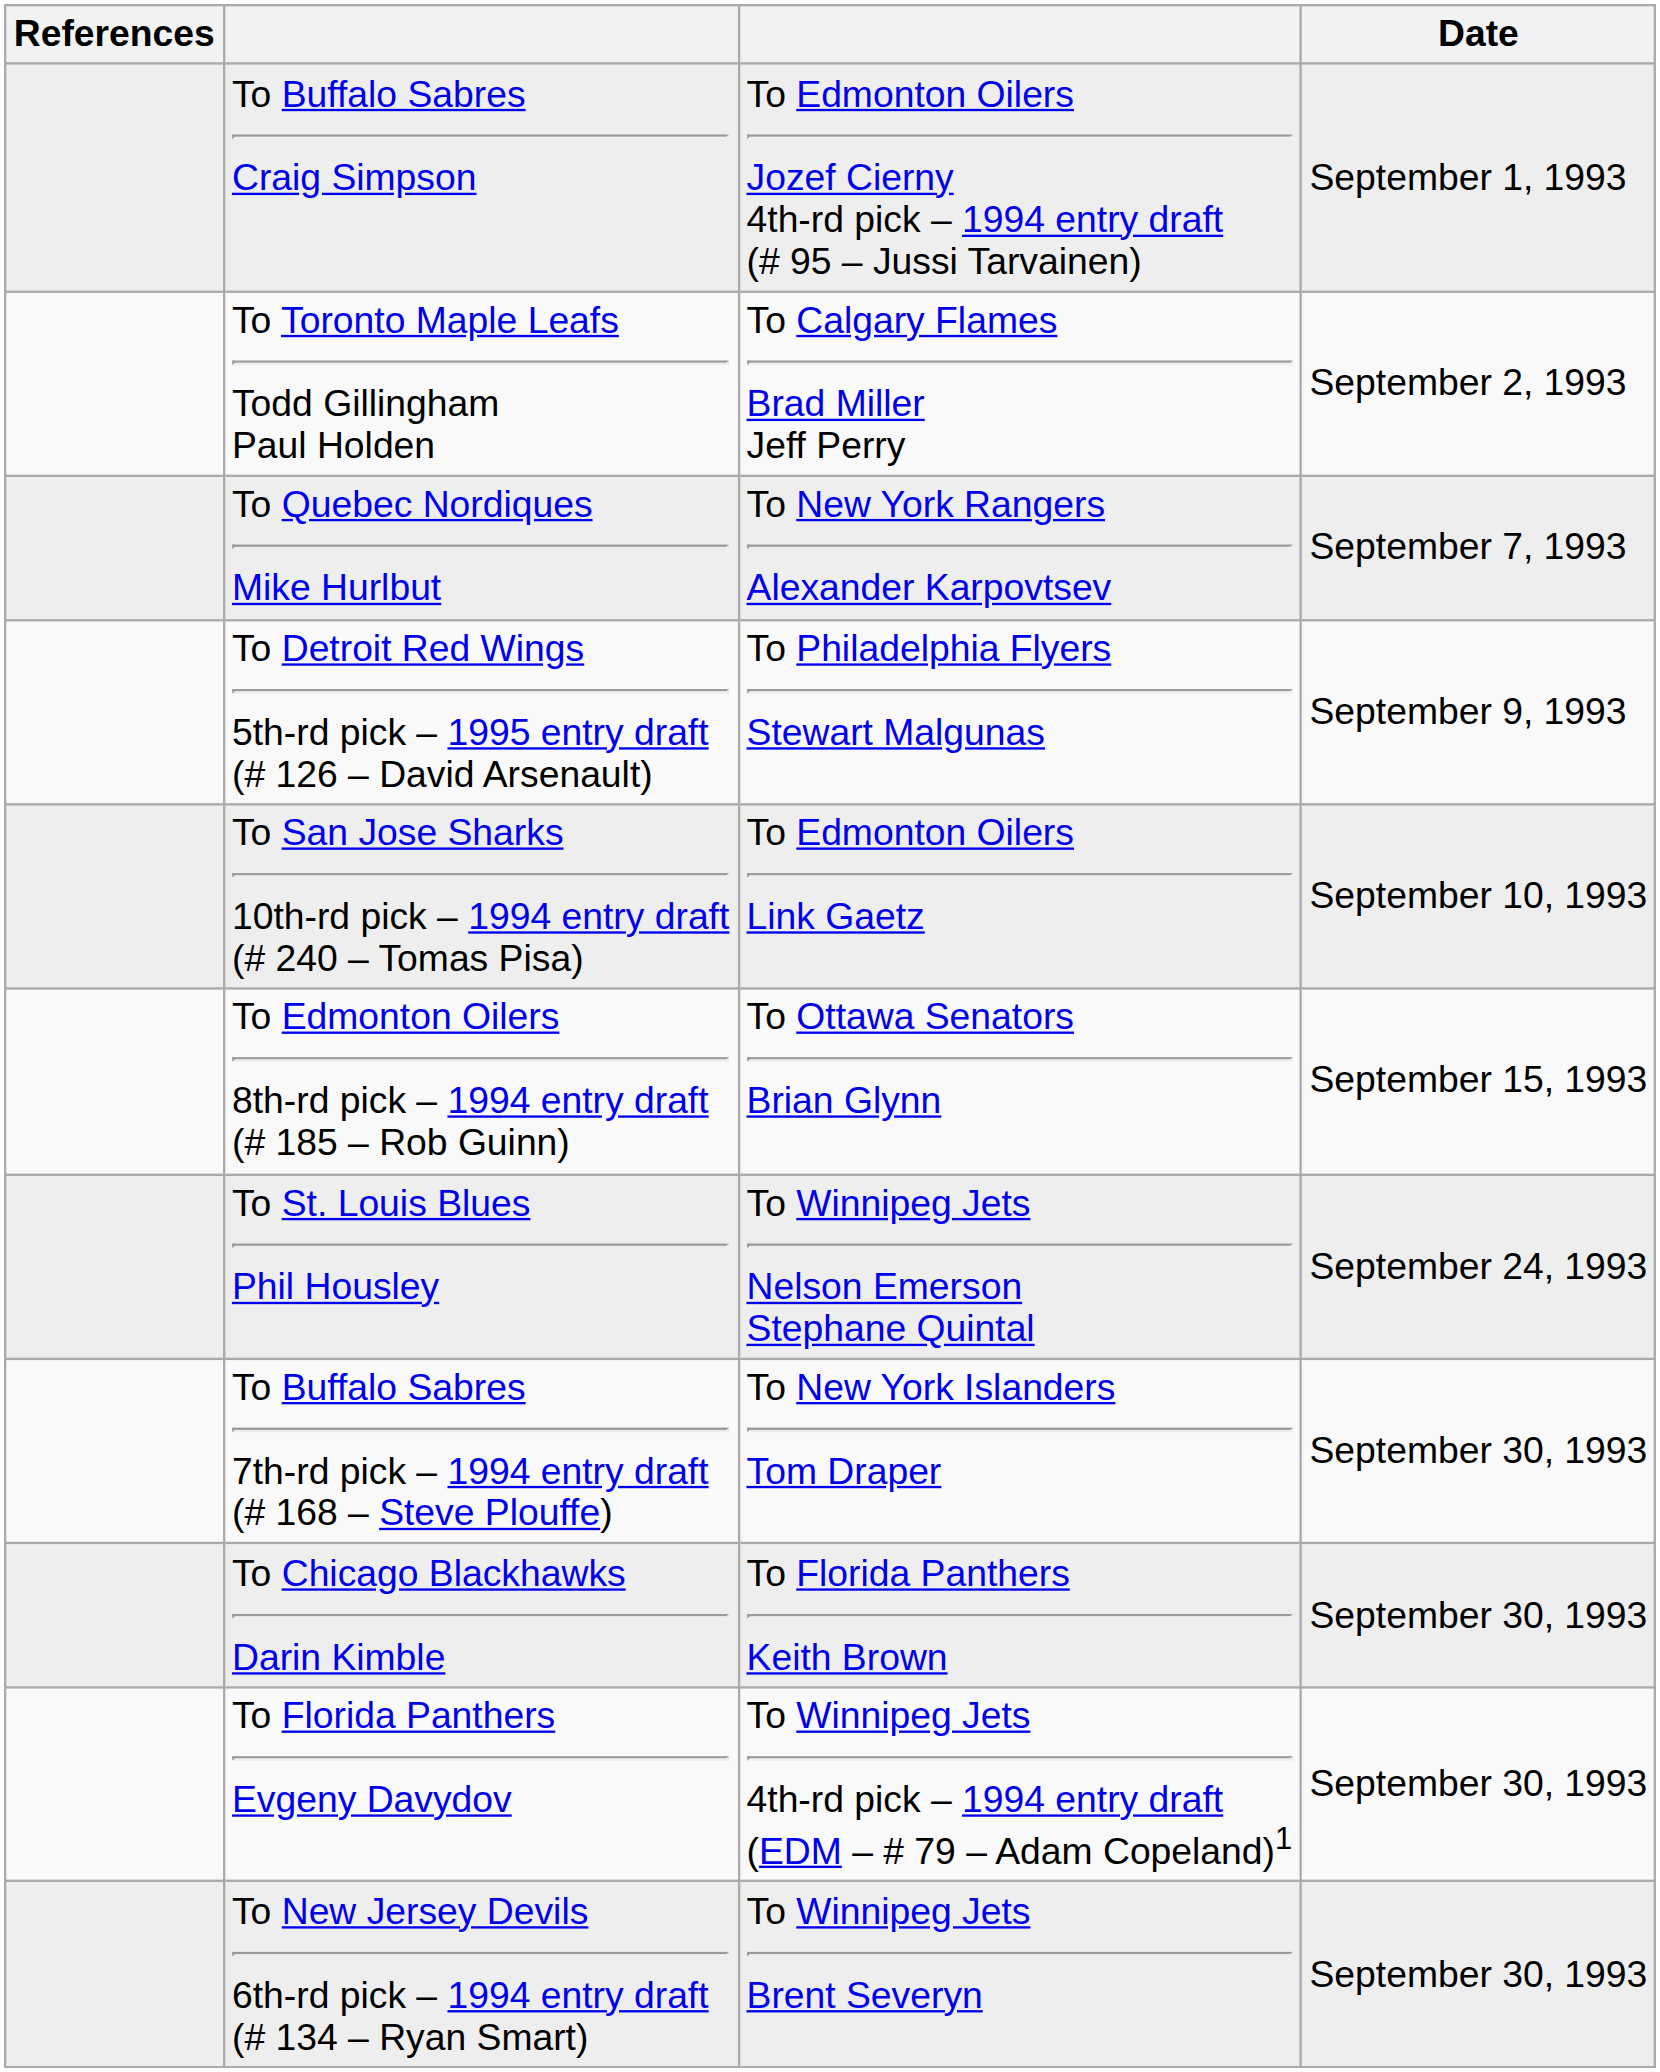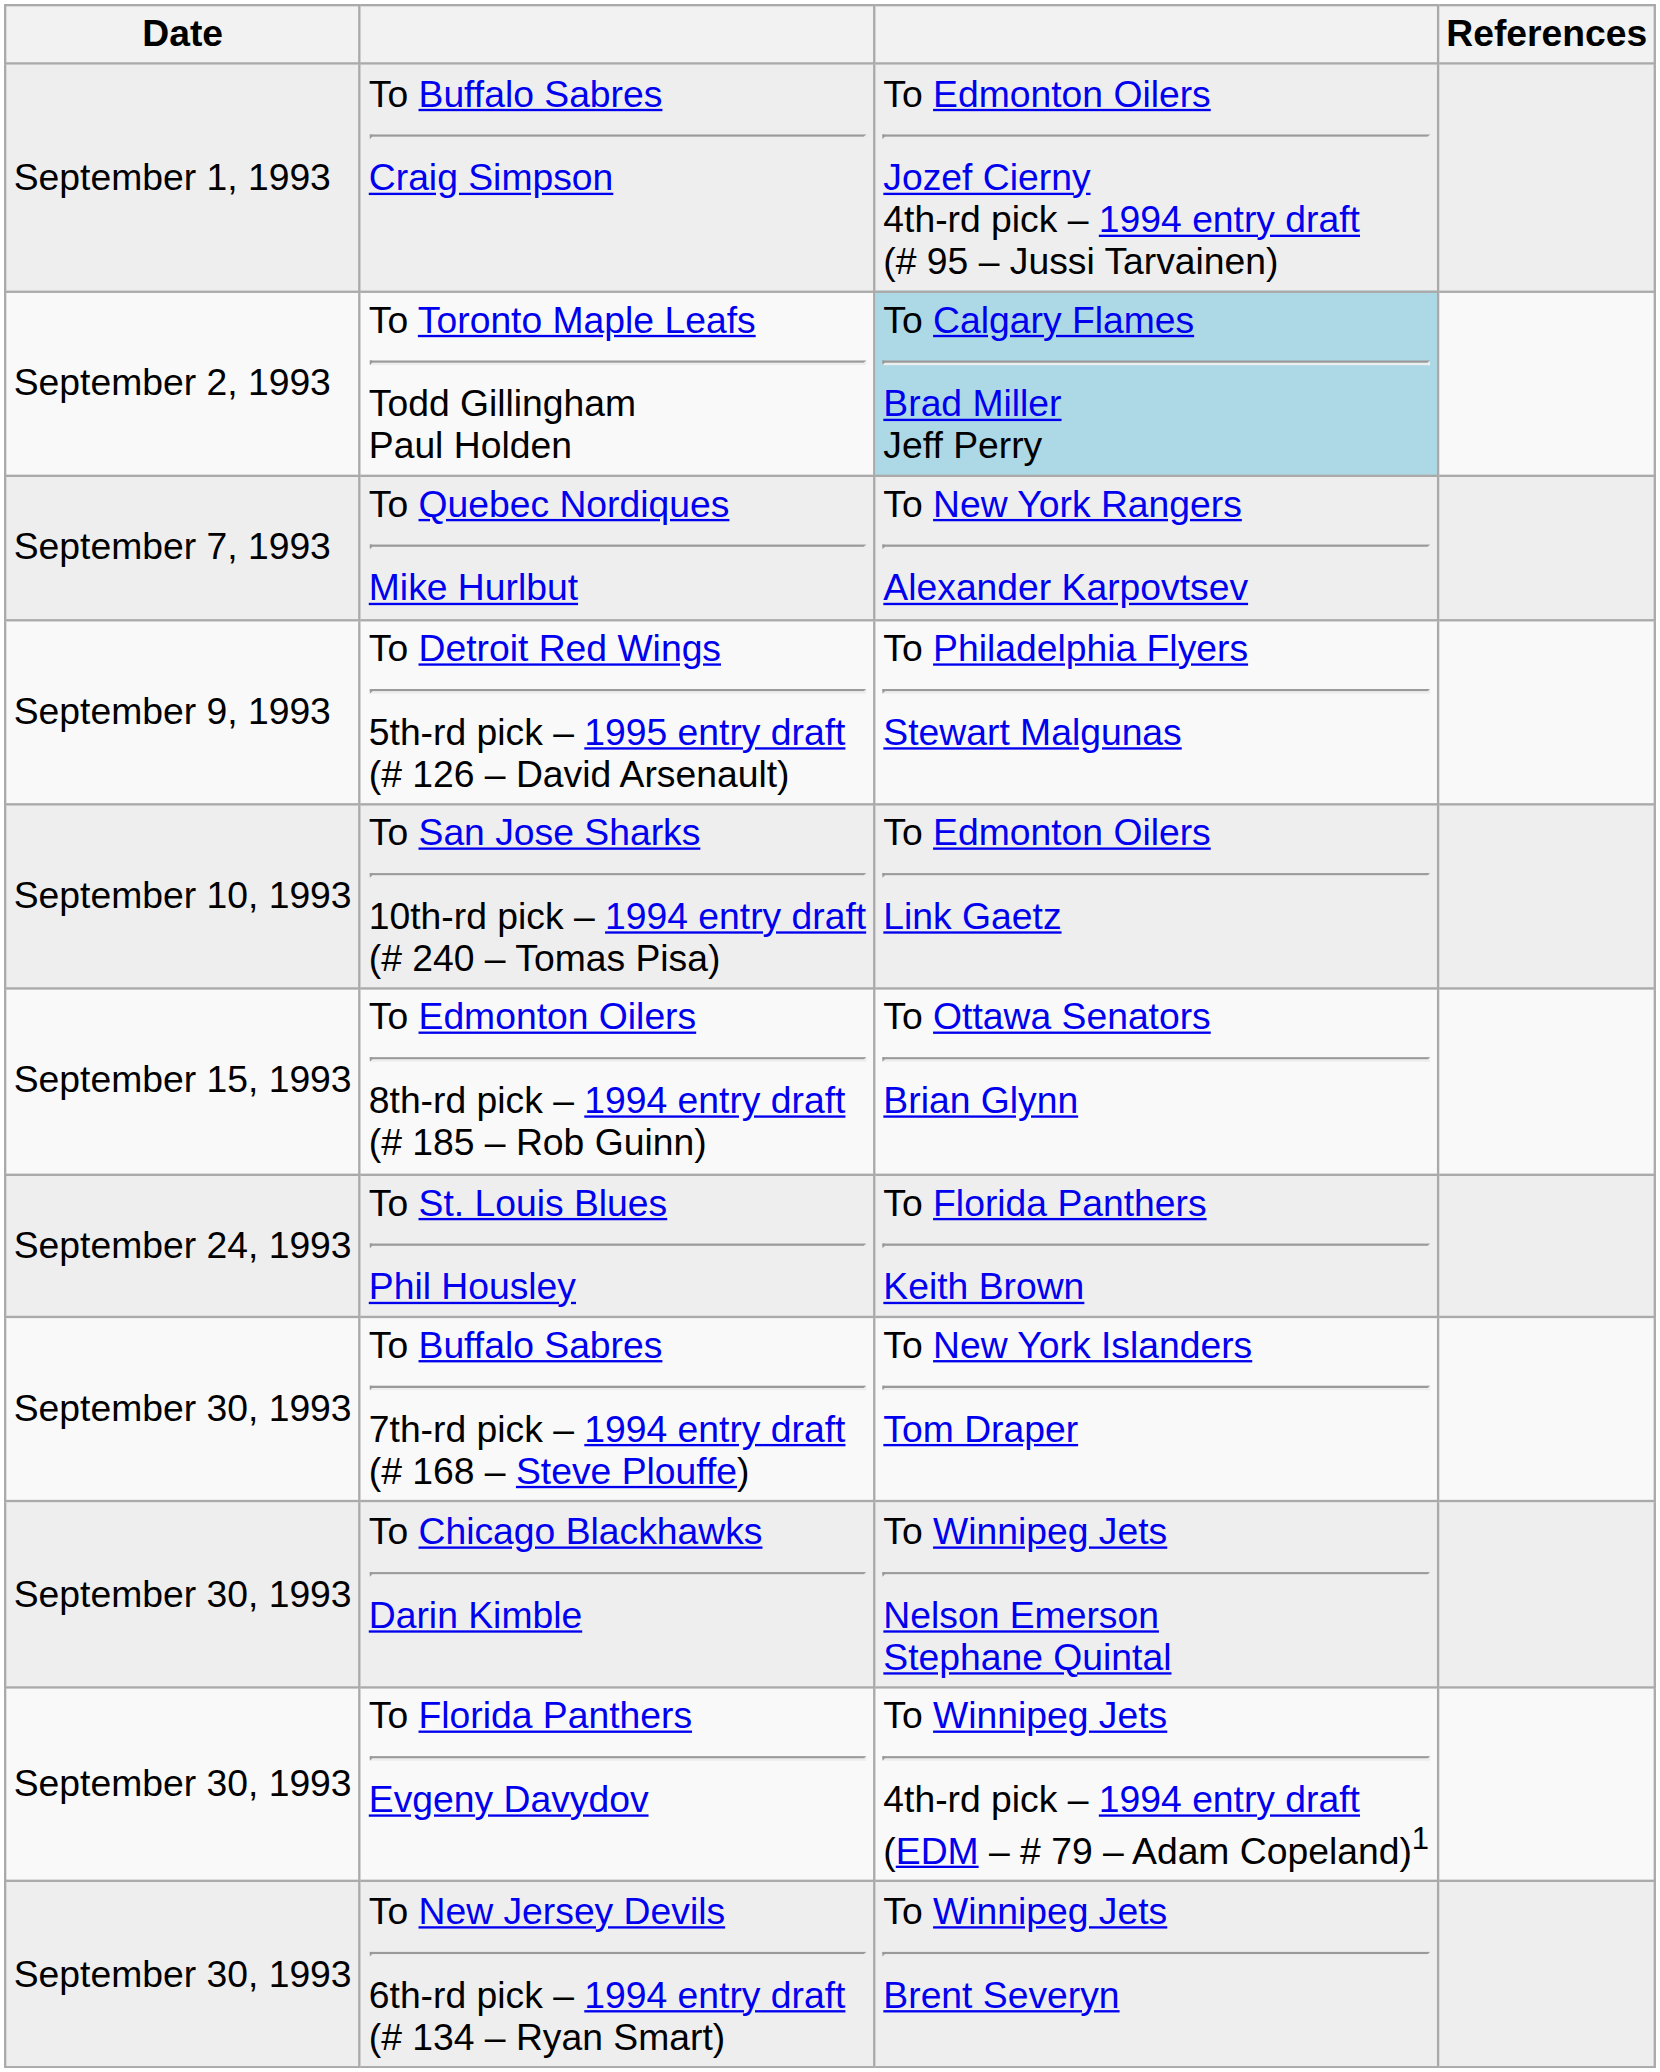columns swapped: (1478, 34) <-> (114, 34)
(1019, 382) no background -> (1156, 382) lightblue background
(1019, 1265) To Winnipeg Jets Nelson Emerson Stephane Quintal -> (1156, 1244) To Florida Panthers Keith Brown
(1019, 1614) To Florida Panthers Keith Brown -> (1156, 1593) To Winnipeg Jets Nelson Emerson Stephane Quintal
